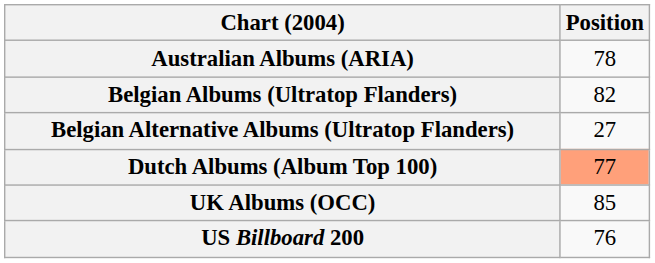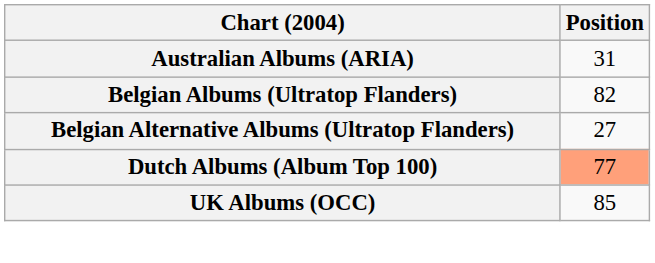(605, 58) 78 -> (605, 58) 31
- row: (283, 238)
